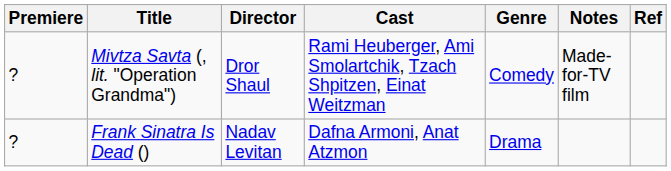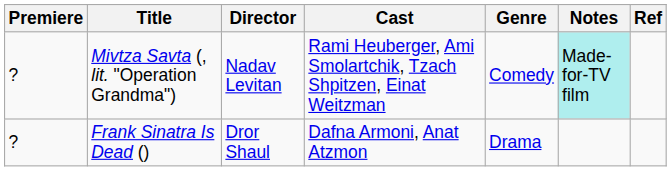(248, 75) Dror Shaul -> (254, 75) Nadav Levitan
(587, 75) no background -> (587, 75) paleturquoise background
(254, 142) Nadav Levitan -> (248, 142) Dror Shaul
